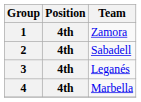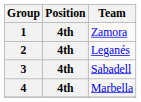(111, 50) Sabadell -> (110, 50) Leganés
(110, 69) Leganés -> (111, 69) Sabadell
